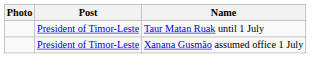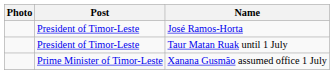+ row: (205, 28)
(88, 45) President of Timor-Leste -> (100, 61) Prime Minister of Timor-Leste
